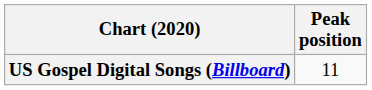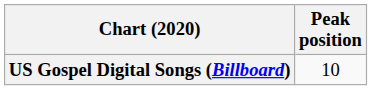(330, 69) 11 -> (330, 69) 10
